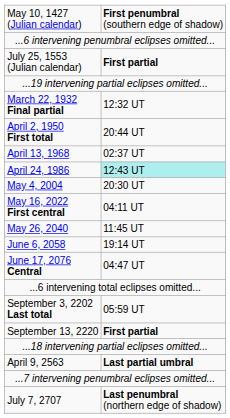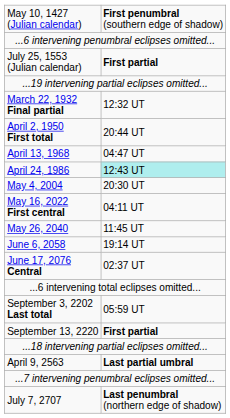(124, 154) 02:37 UT -> (124, 154) 04:47 UT
(124, 266) 04:47 UT -> (124, 266) 02:37 UT
